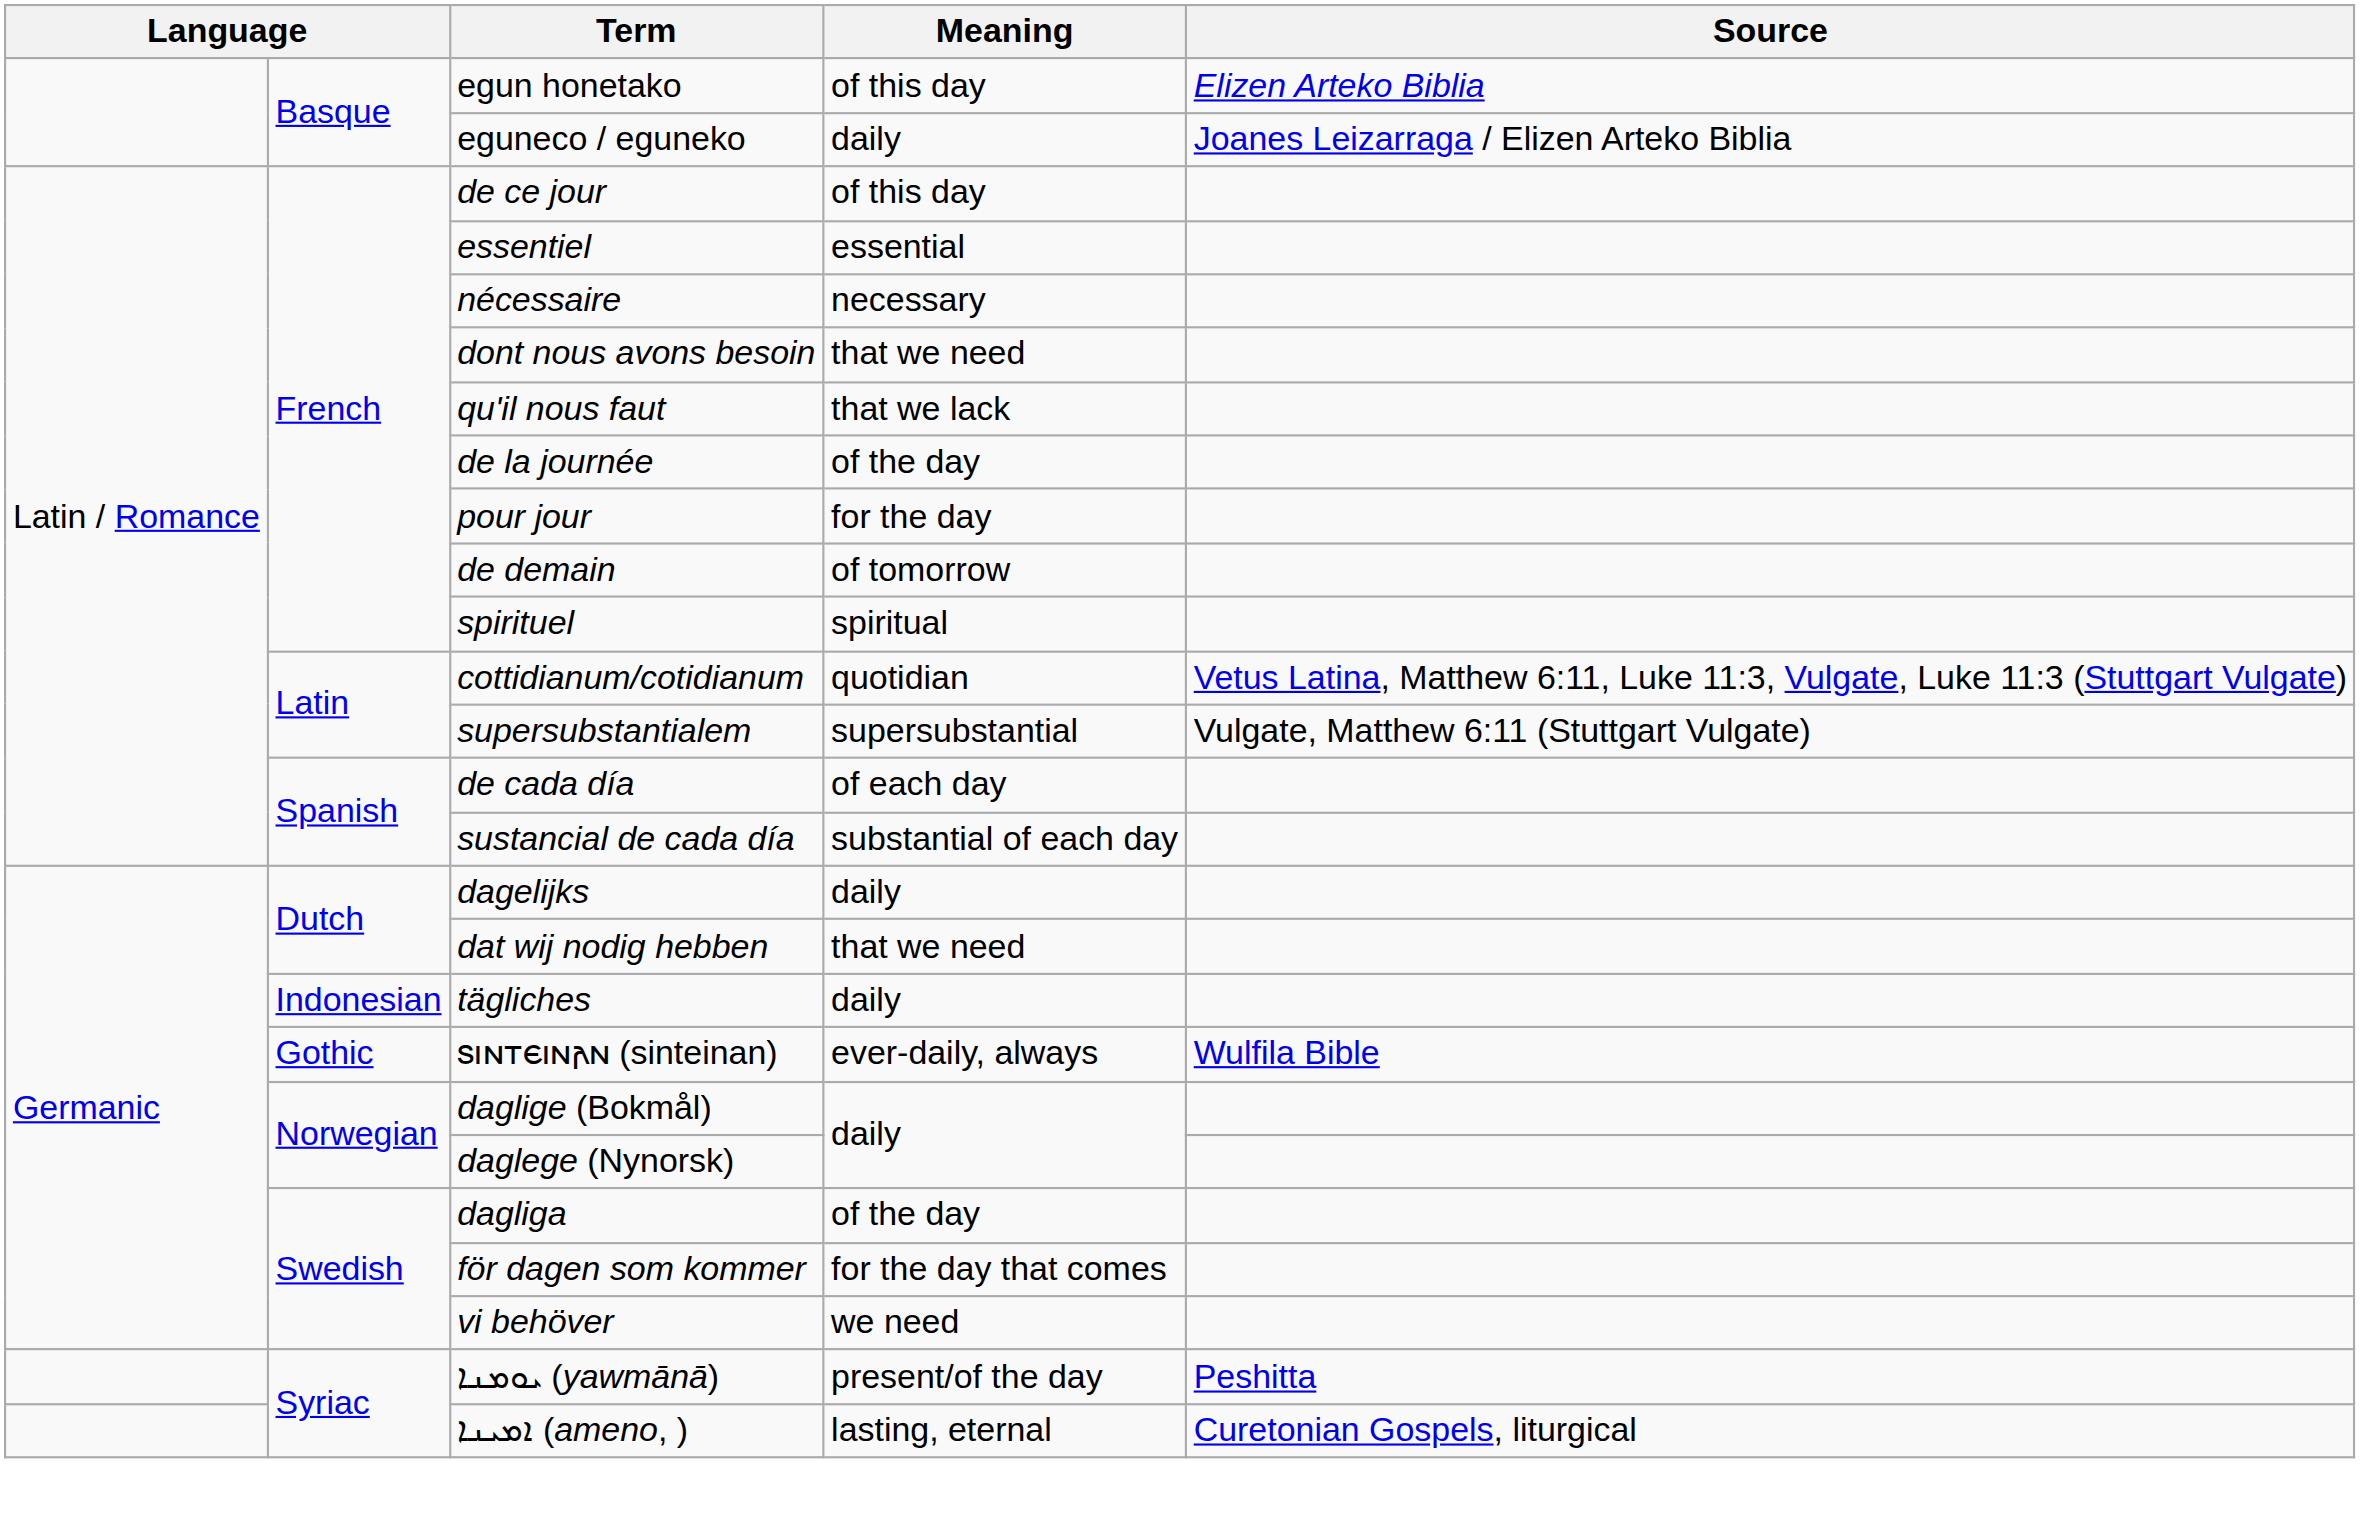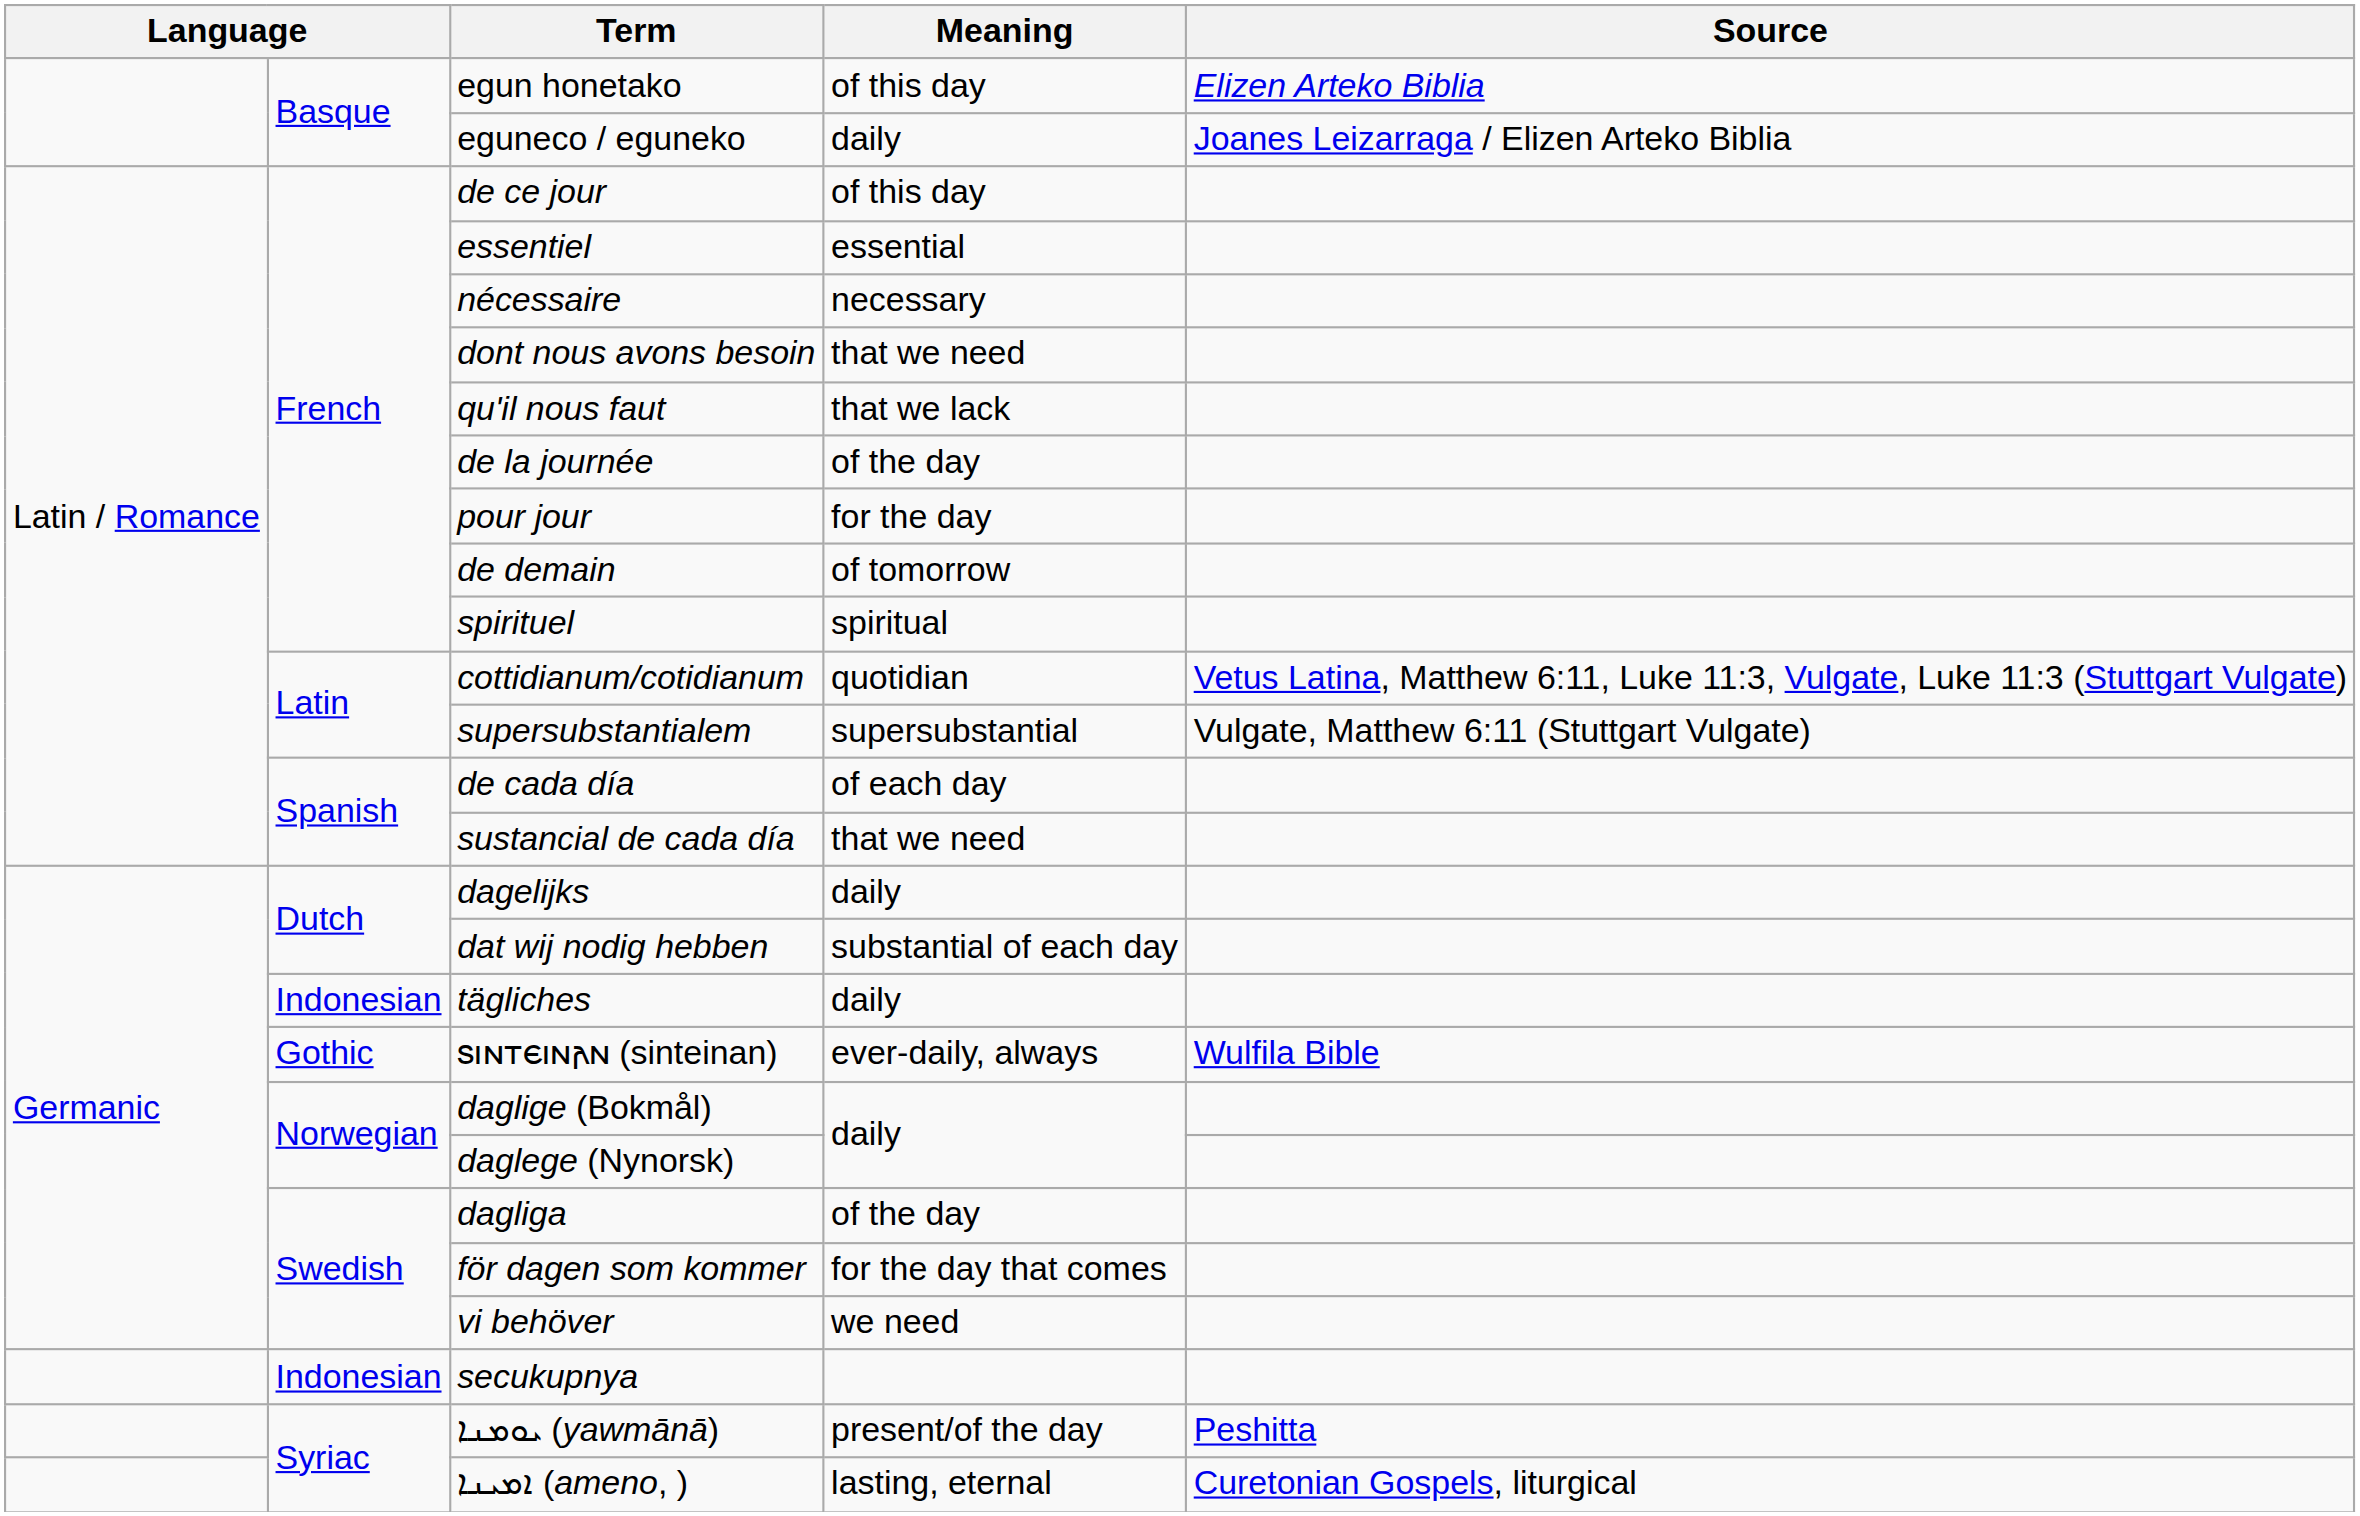(1005, 838) substantial of each day -> (928, 838) that we need
(928, 945) that we need -> (1005, 945) substantial of each day
+ row: (548, 1376)
